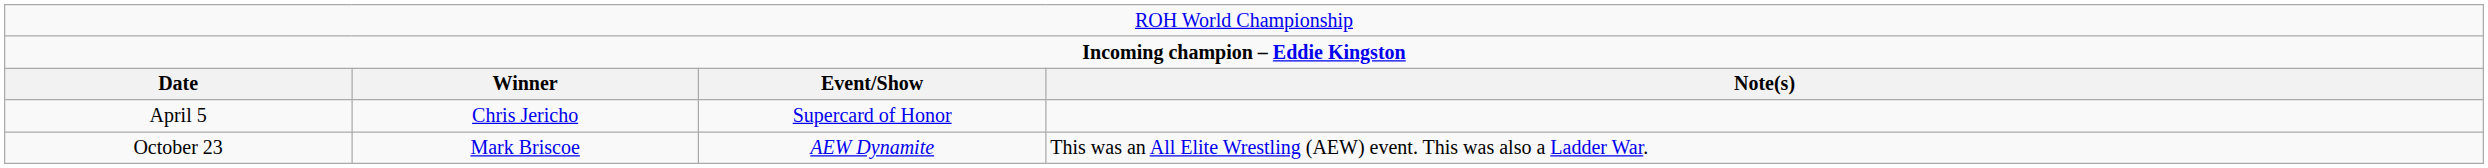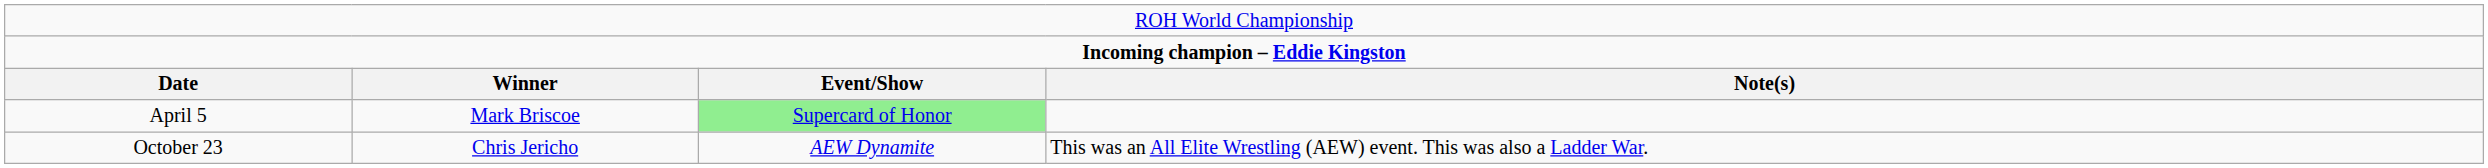(525, 115) Chris Jericho -> (525, 115) Mark Briscoe
(872, 115) no background -> (872, 115) lightgreen background
(525, 147) Mark Briscoe -> (525, 147) Chris Jericho
